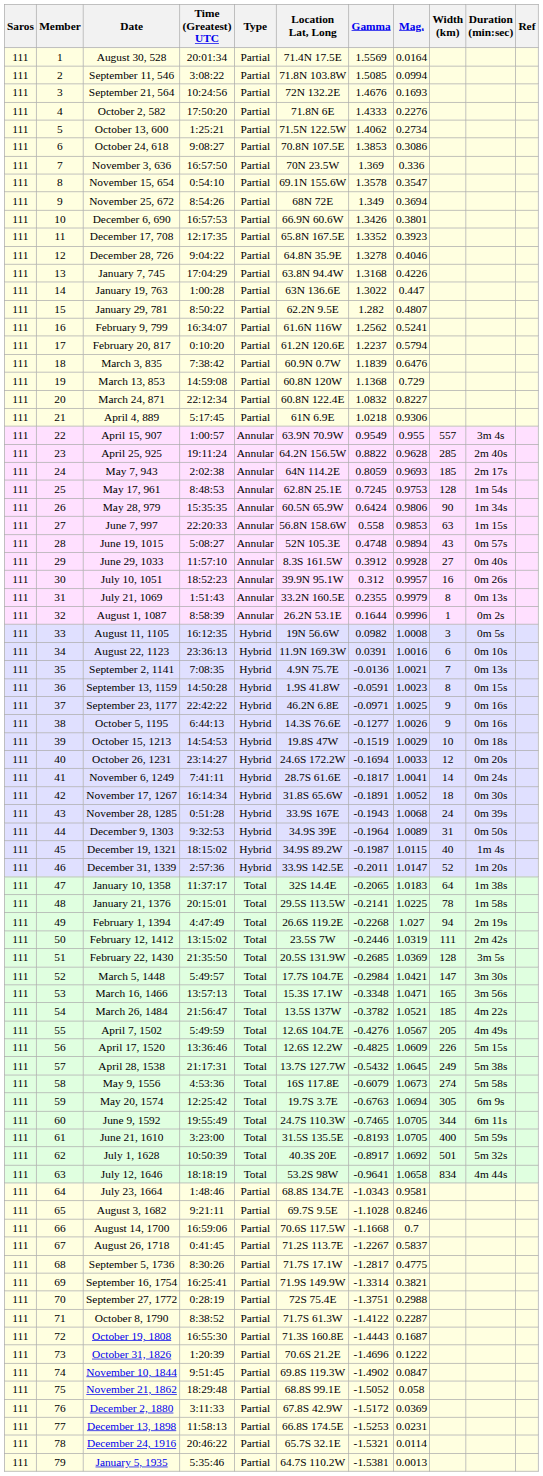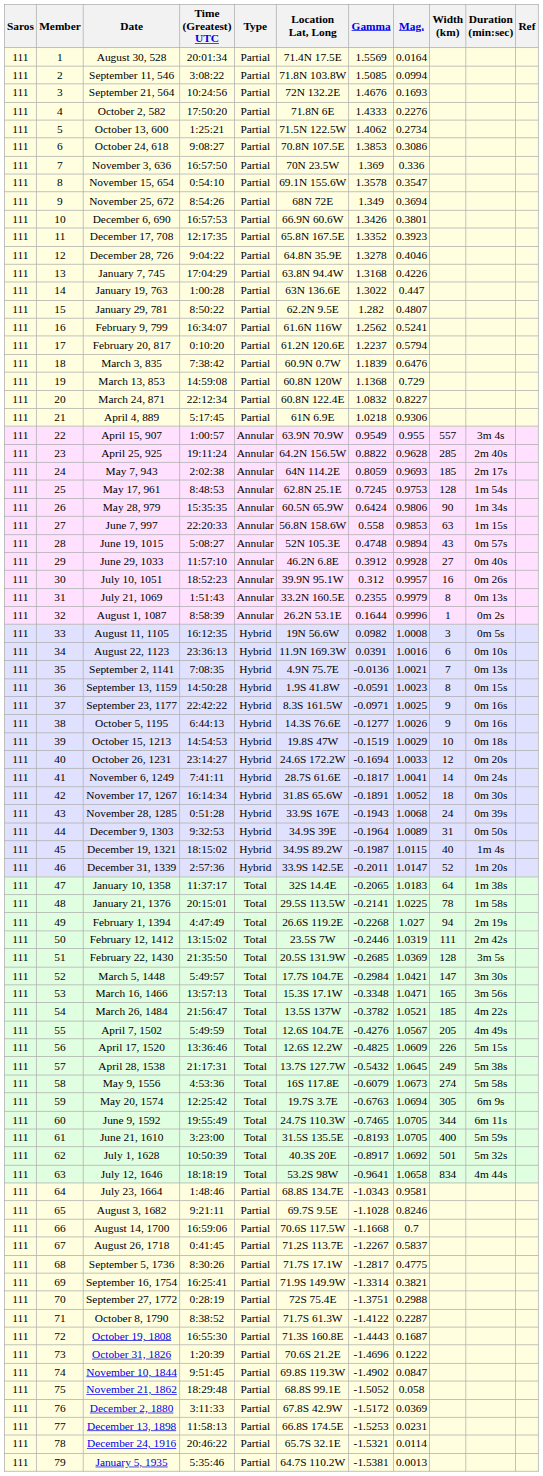(313, 561) 8.3S 161.5W -> (313, 561) 46.2N 6.8E
(313, 705) 46.2N 6.8E -> (313, 705) 8.3S 161.5W
